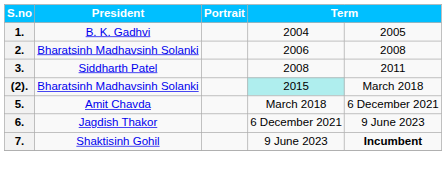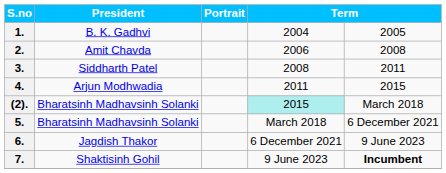(118, 50) Bharatsinh Madhavsinh Solanki -> (118, 50) Amit Chavda
+ row: (19, 86)
(118, 104) Amit Chavda -> (118, 123) Bharatsinh Madhavsinh Solanki
